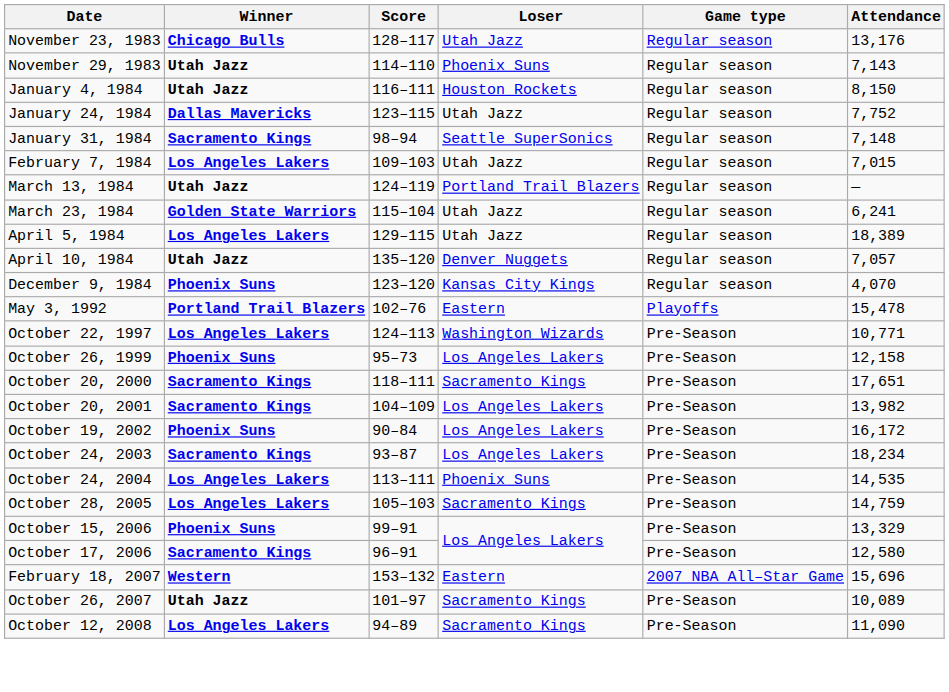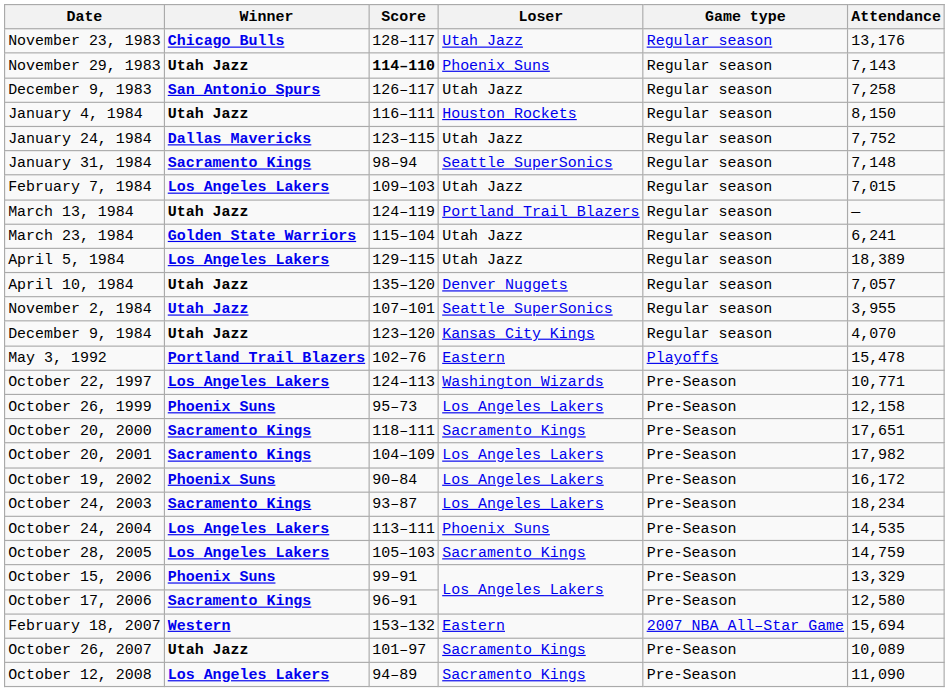(404, 65) normal -> (404, 65) bold
+ row: (80, 90)
+ row: (80, 309)
(222, 285) Phoenix Suns -> (208, 334) Utah Jazz
(878, 407) 13,982 -> (878, 455) 17,982
(878, 577) 15,696 -> (878, 626) 15,694
